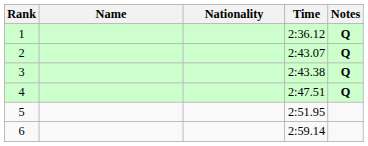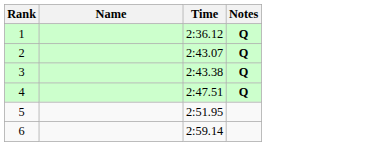- column: (234, 14)
